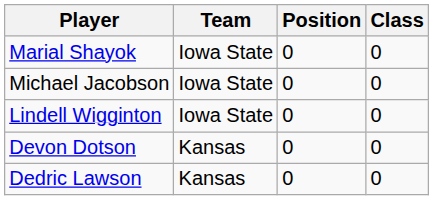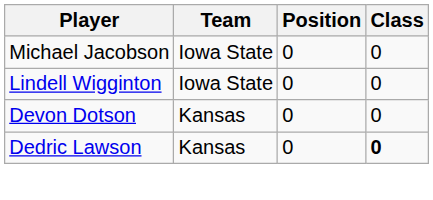- row: (73, 52)
(376, 178) normal -> (376, 147) bold
